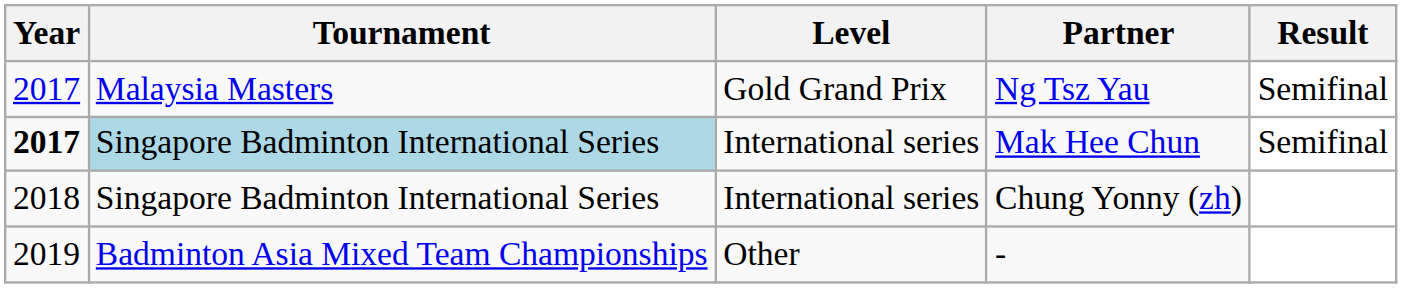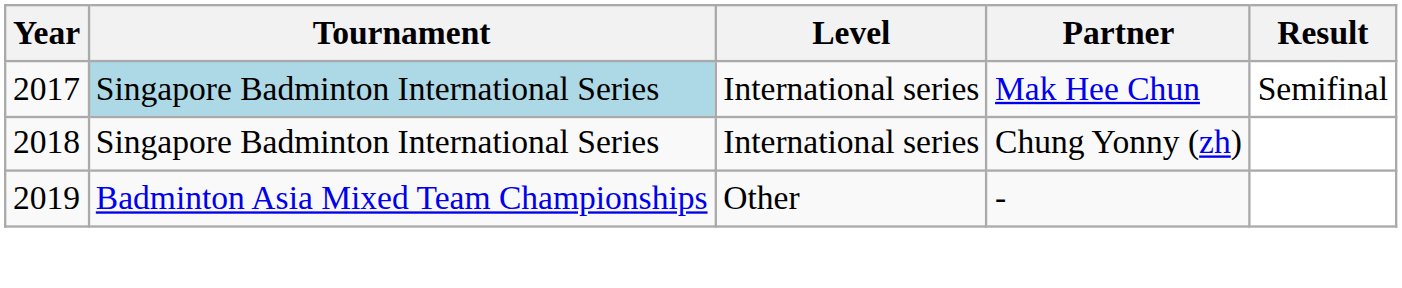- row: (1072, 87)
(47, 143) bold -> (47, 87) normal
